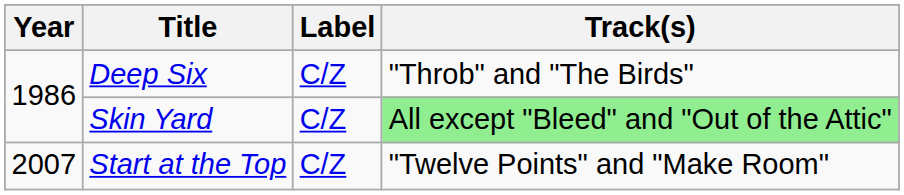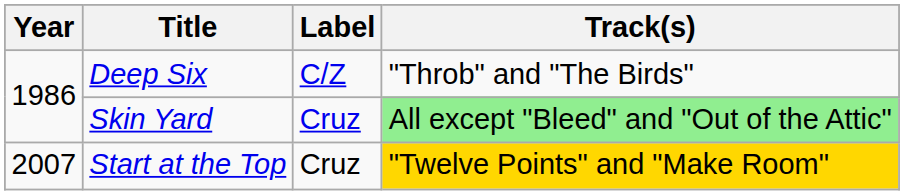(323, 119) C/Z -> (330, 119) Cruz
(323, 165) C/Z -> (330, 165) Cruz
(609, 165) no background -> (609, 165) gold background
